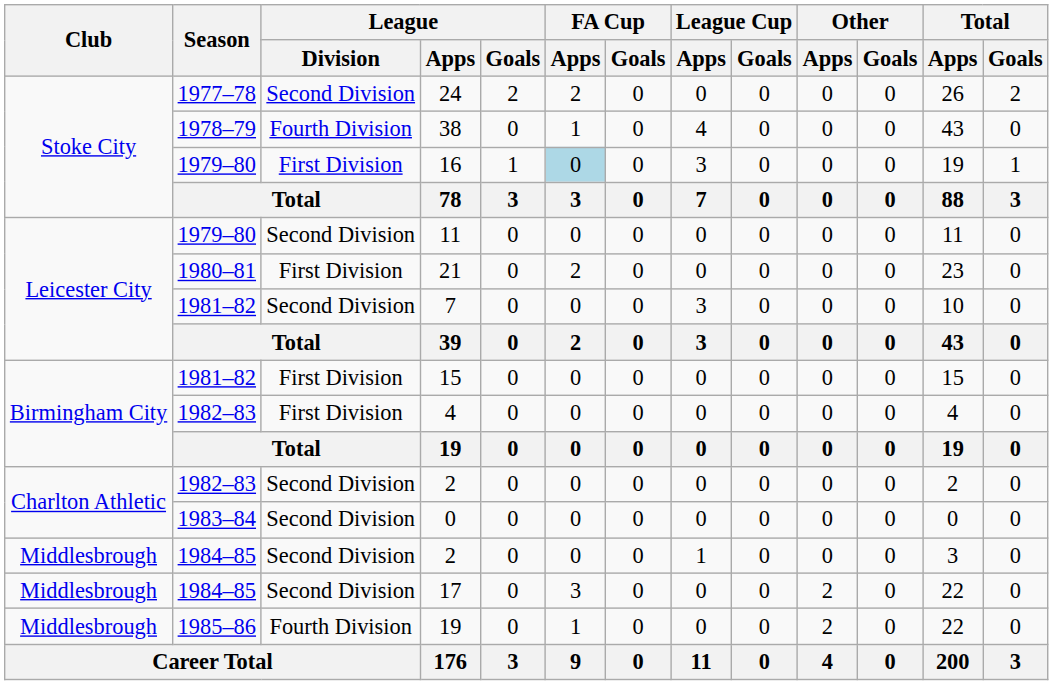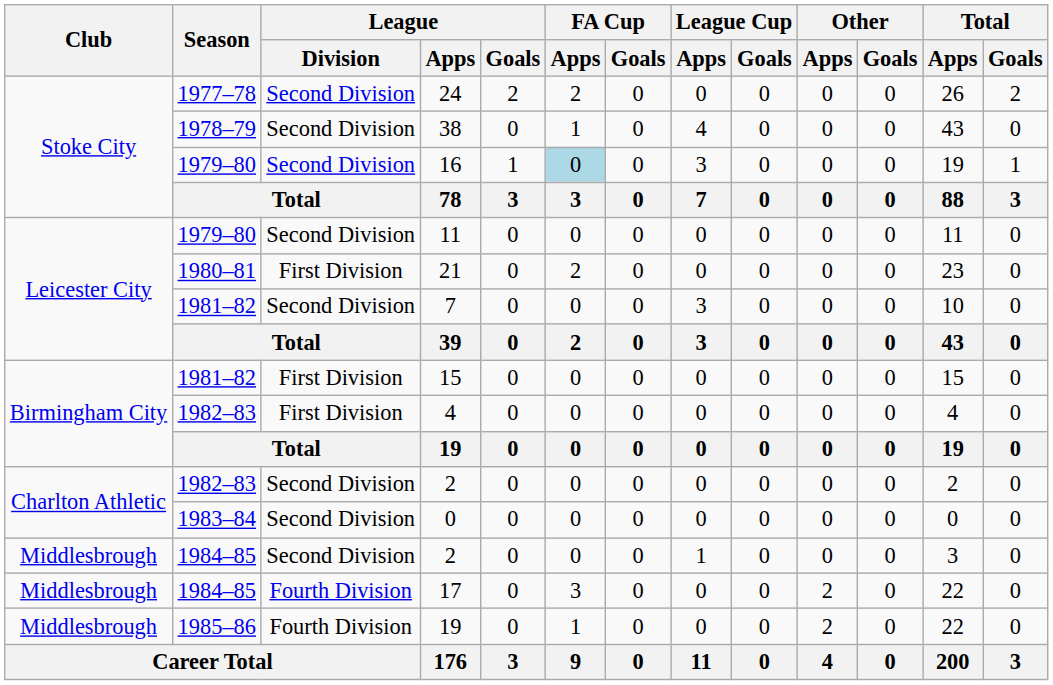(341, 128) Fourth Division -> (341, 128) Second Division
(341, 164) First Division -> (341, 164) Second Division
(341, 590) Second Division -> (341, 590) Fourth Division
